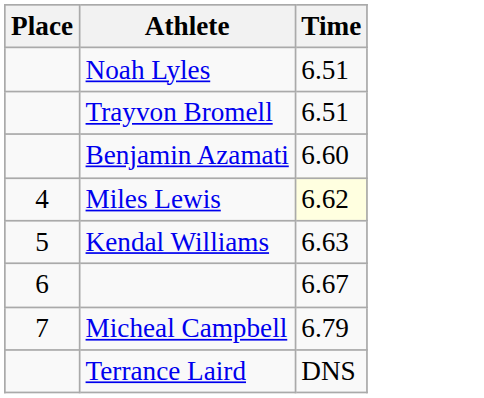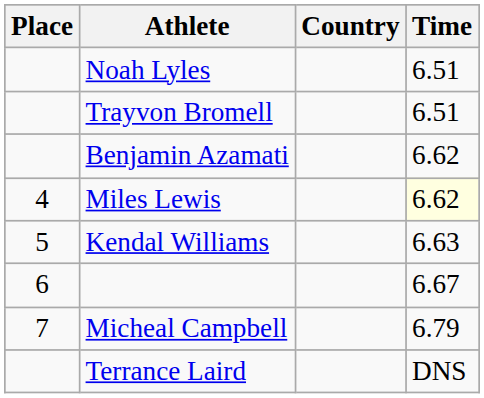+ column: (350, 26)
(325, 155) 6.60 -> (436, 155) 6.62
